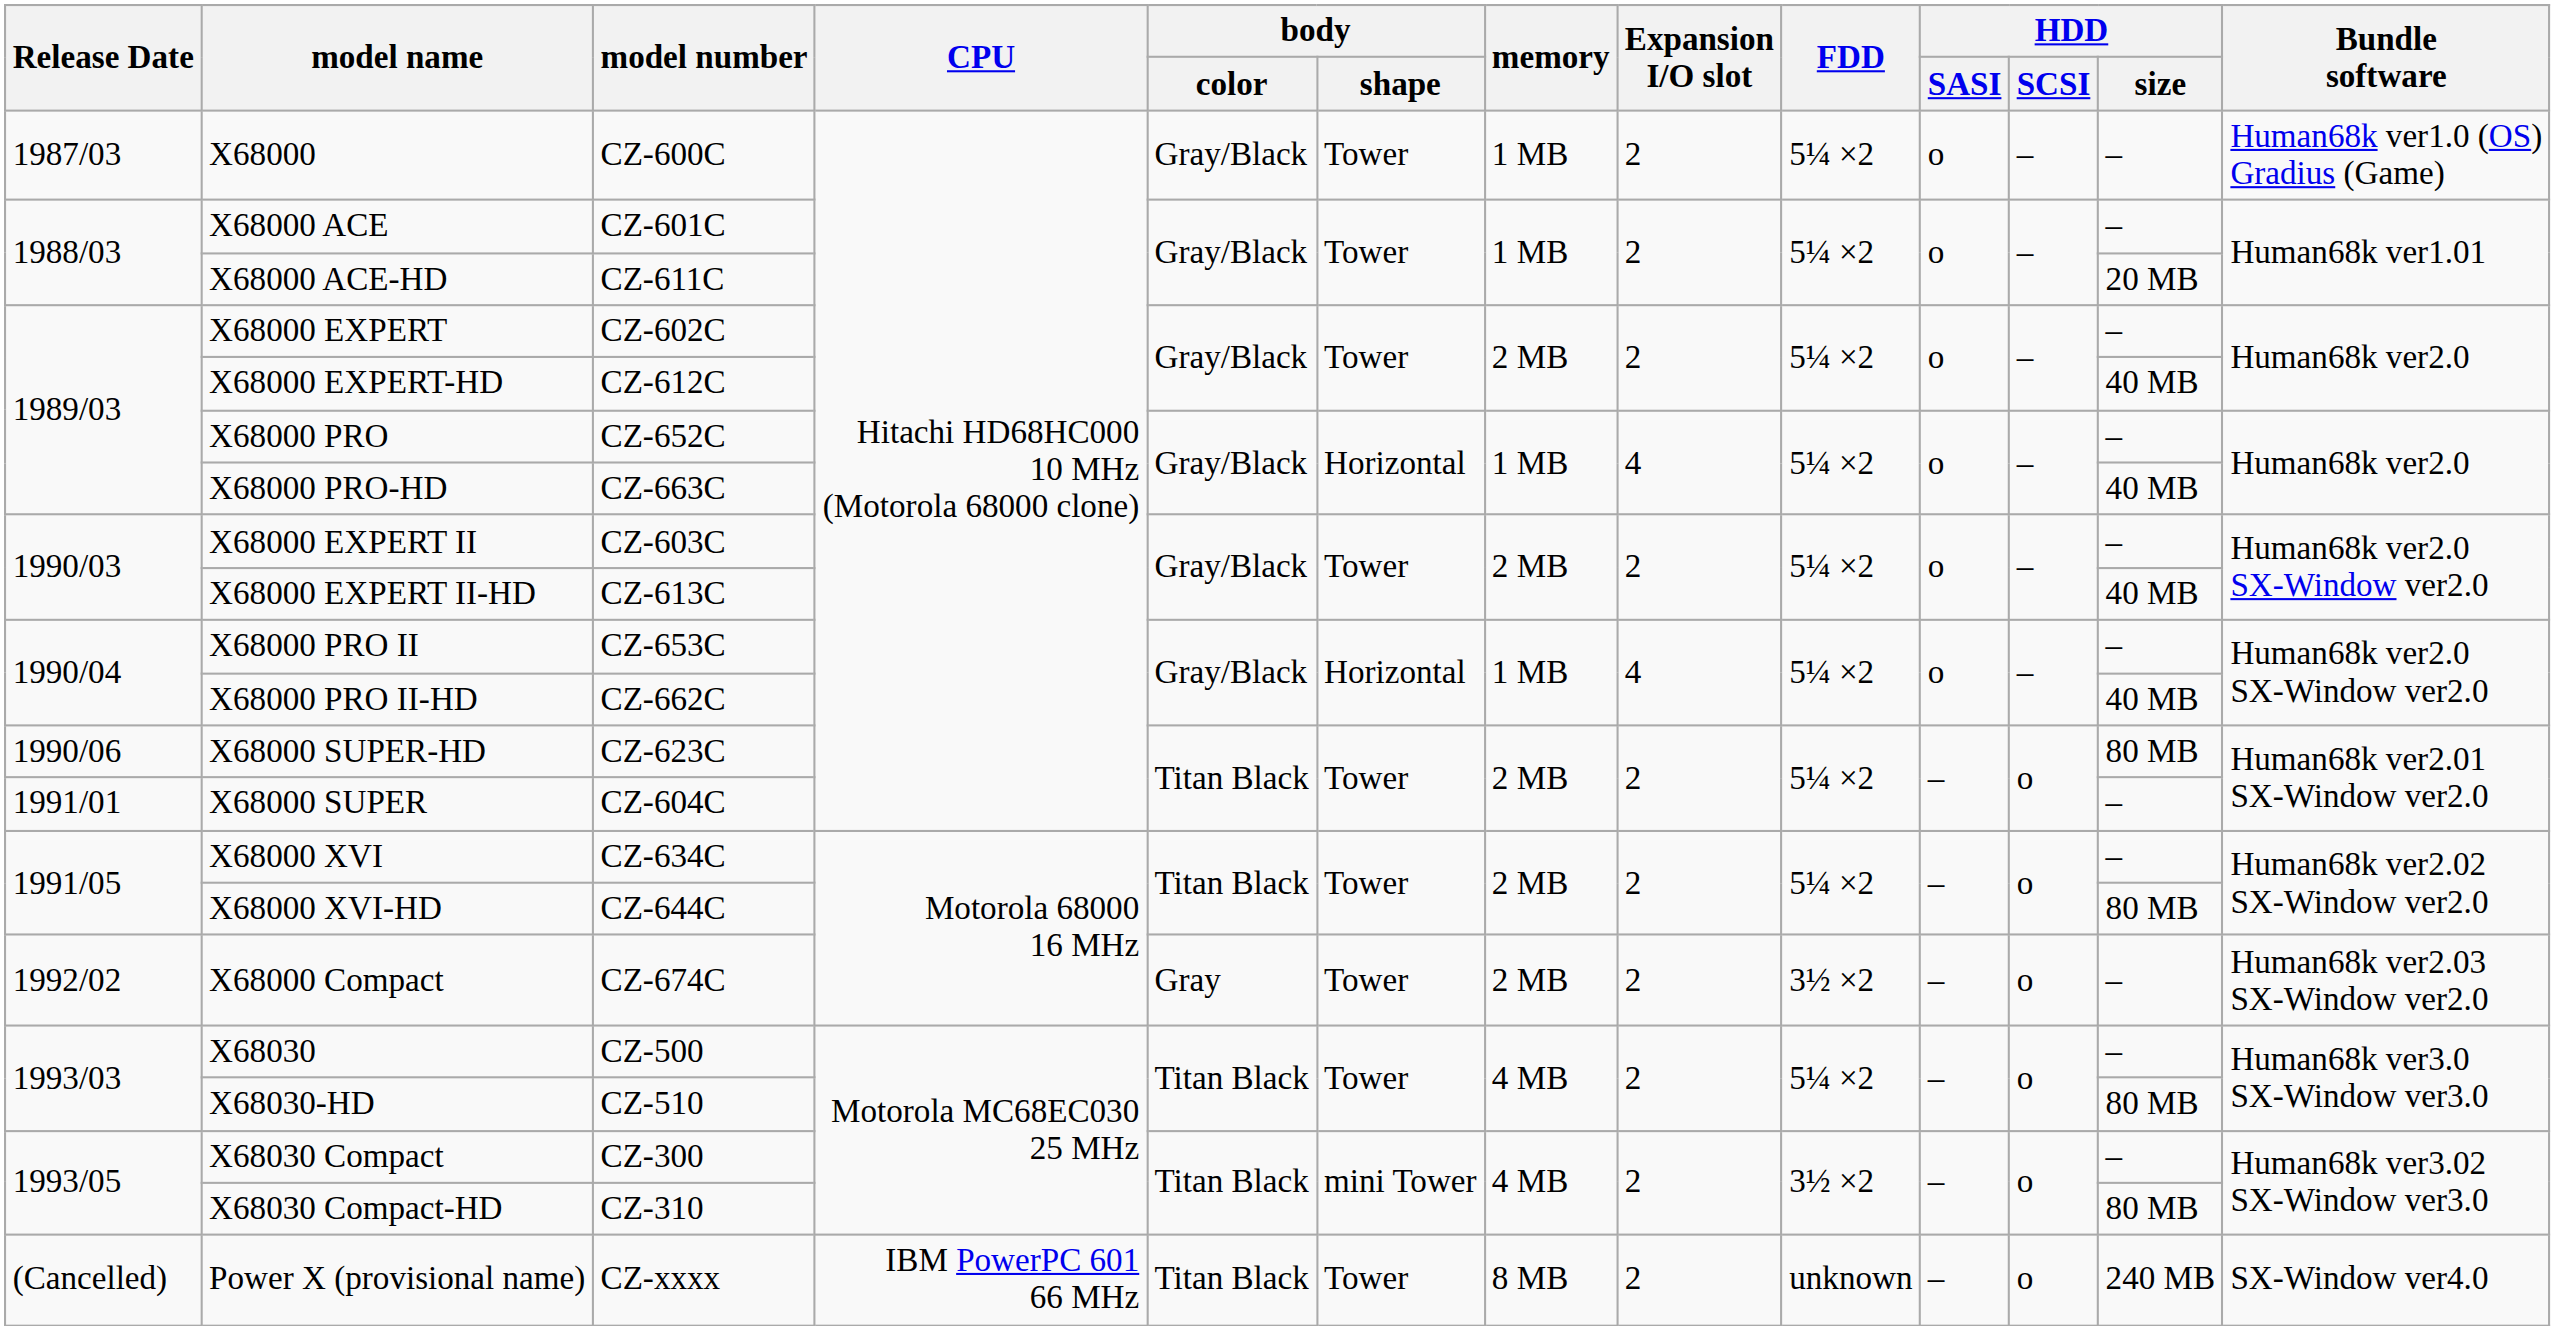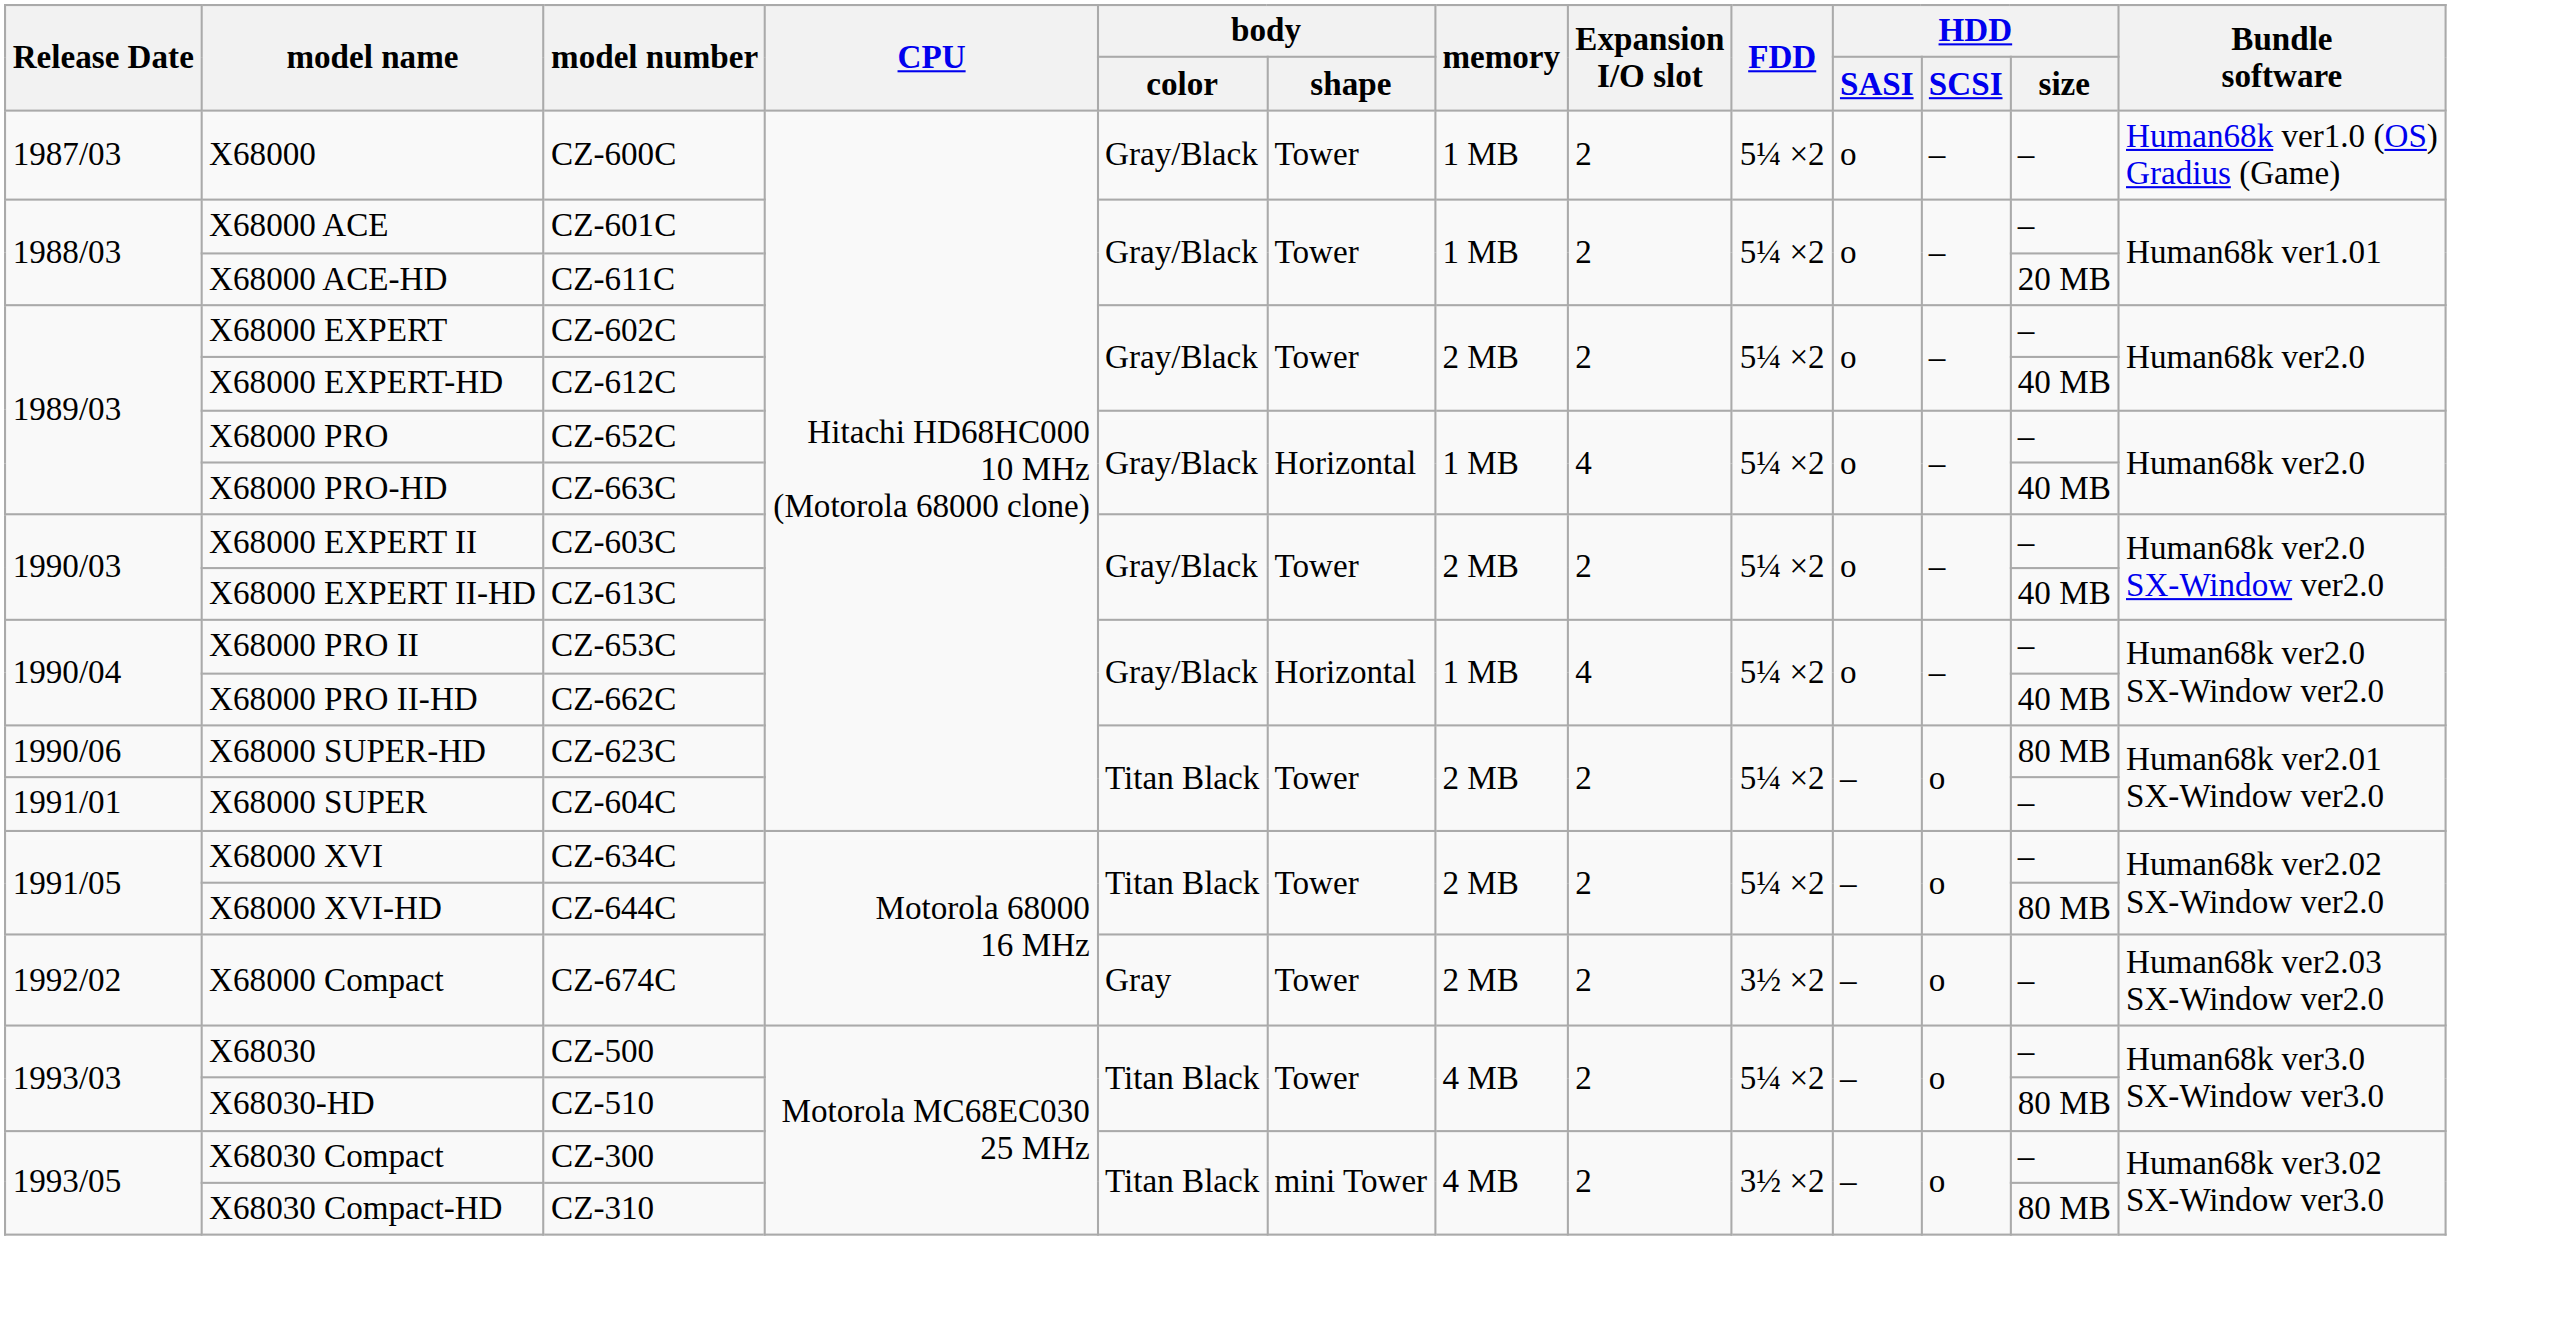- row: (397, 1279)
